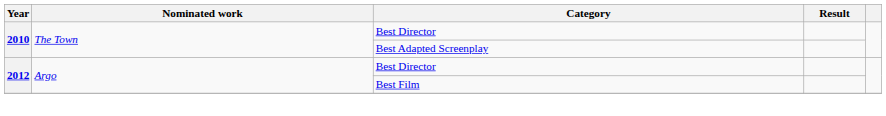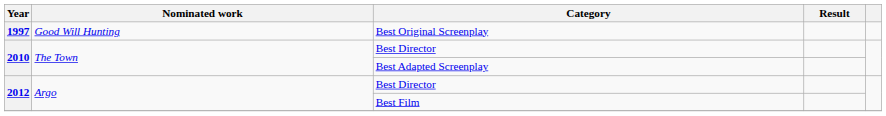+ row: (18, 31)
